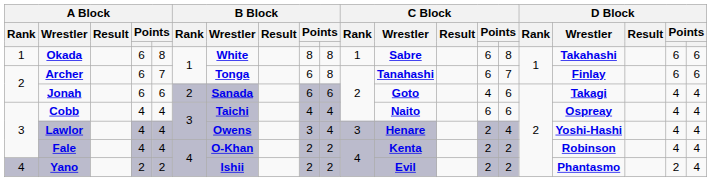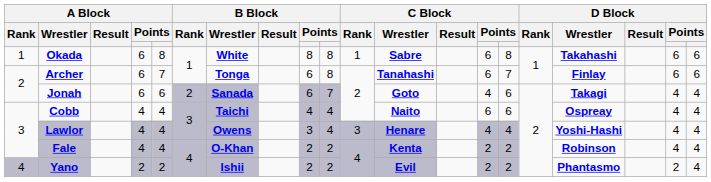(330, 93) 6 -> (330, 93) 7
(488, 130) 2 -> (488, 130) 4
